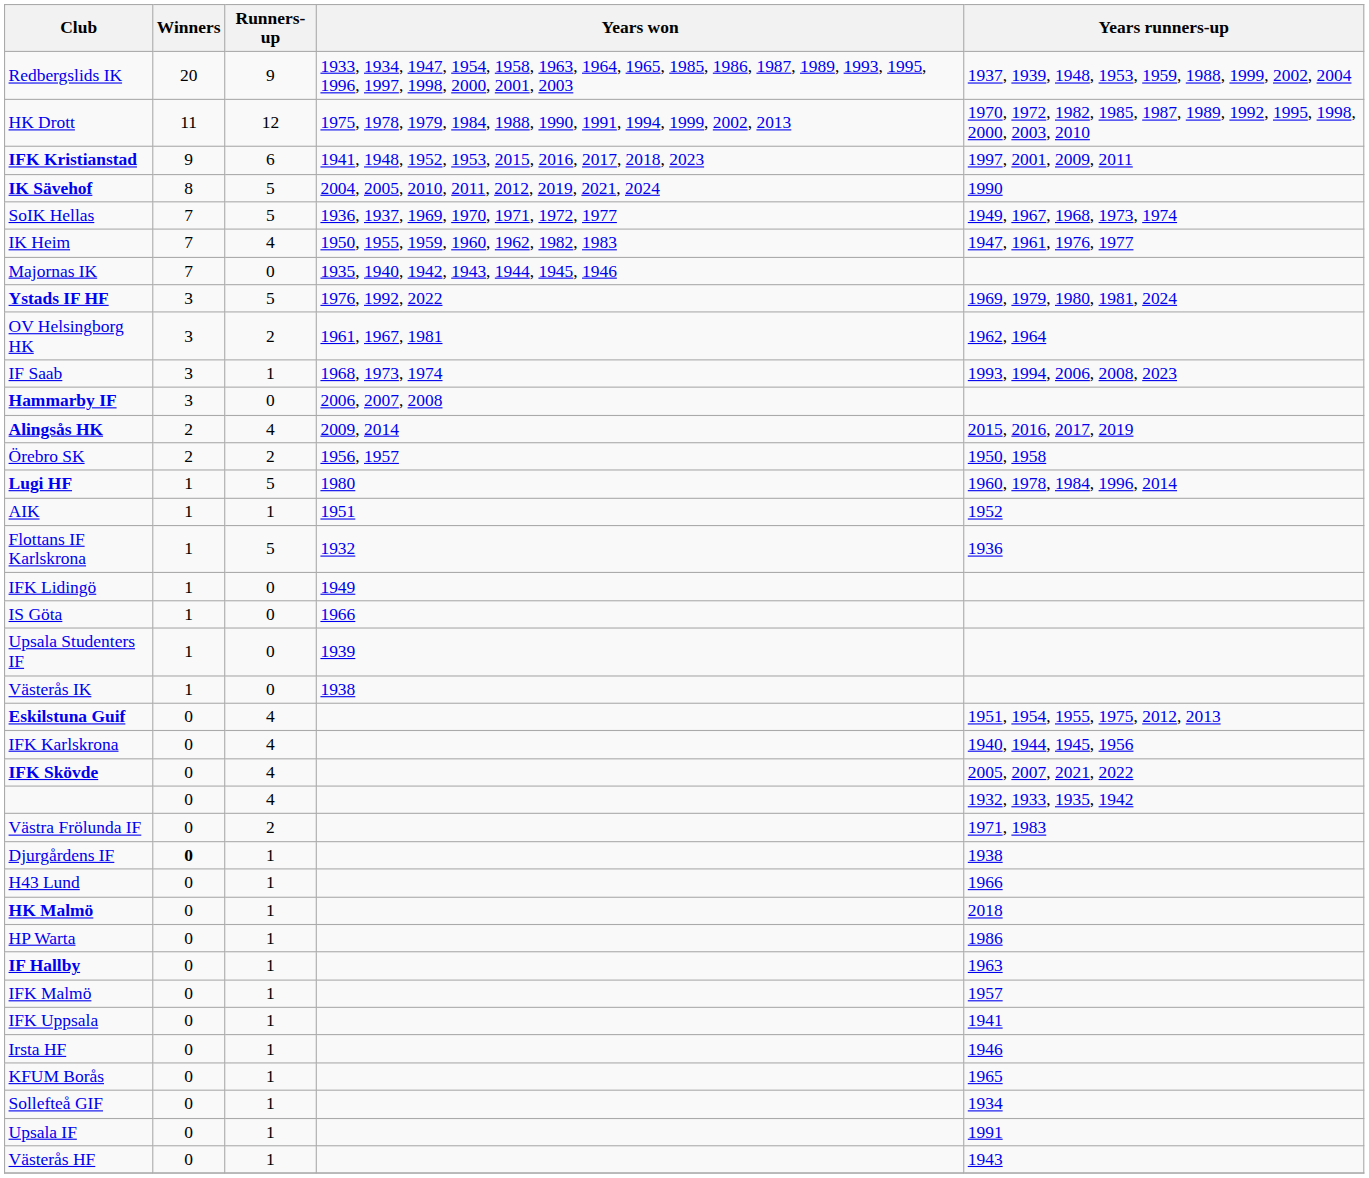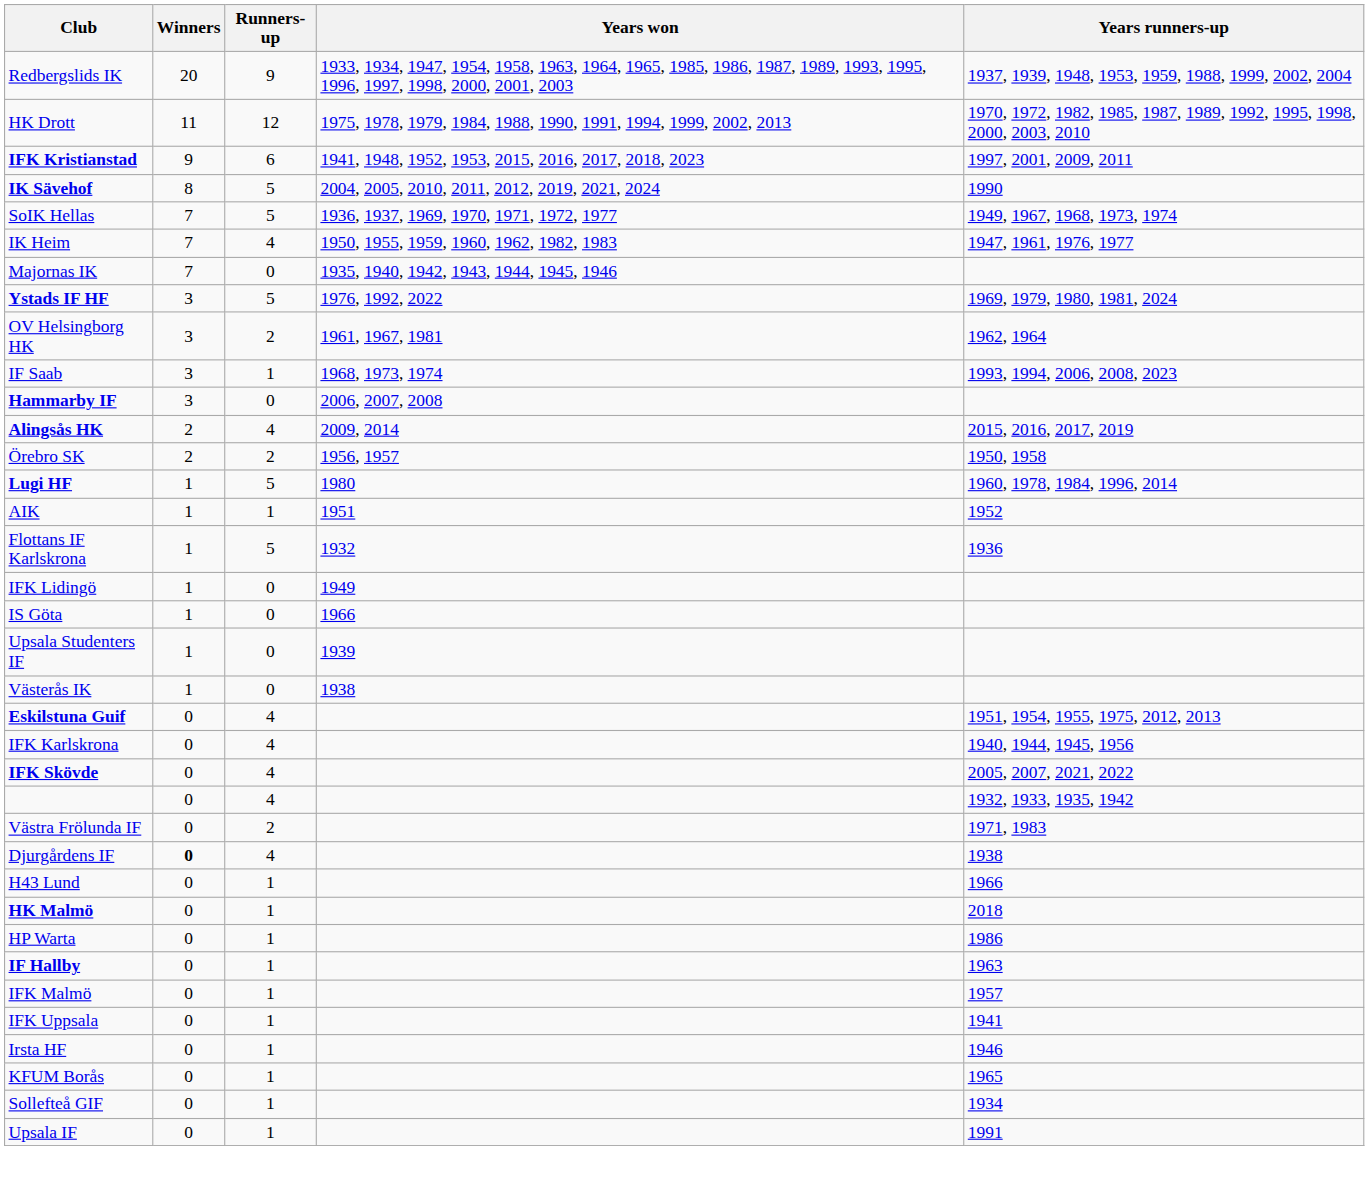(270, 855) 1 -> (270, 855) 4
- row: (52, 1159)
